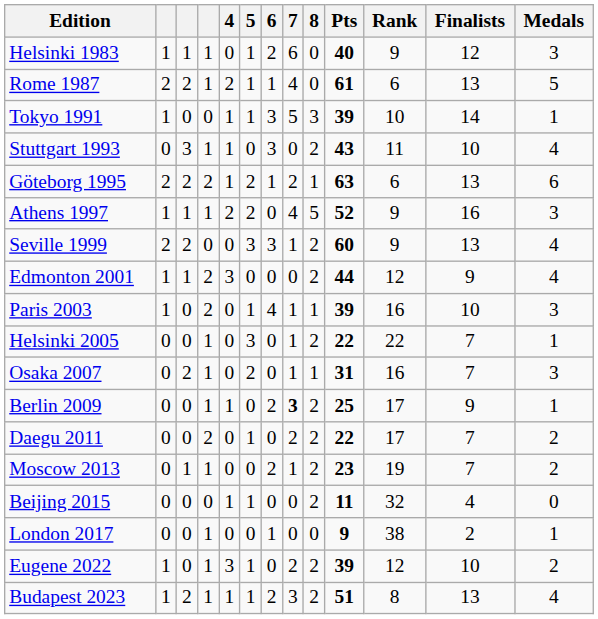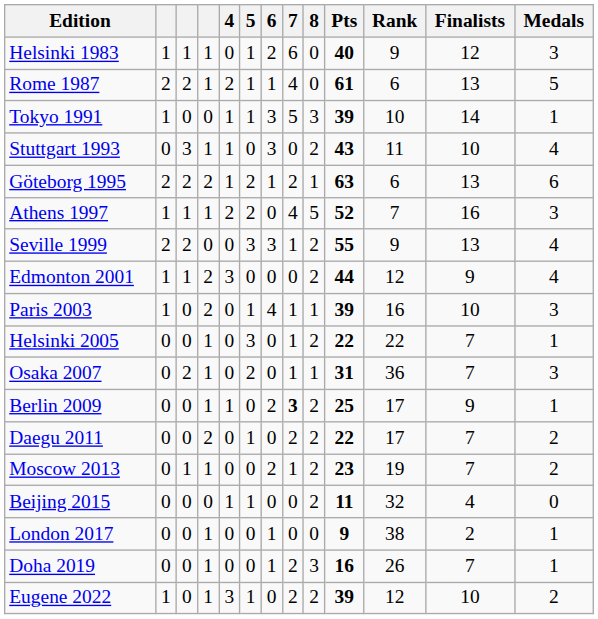(395, 213) 9 -> (395, 213) 7
(344, 245) 60 -> (344, 245) 55
(395, 373) 16 -> (395, 373) 36
+ row: (52, 565)
- row: (67, 598)
